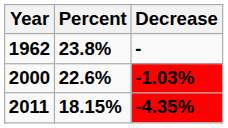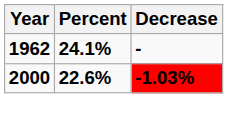(85, 48) 23.8% -> (85, 48) 24.1%
- row: (29, 107)
